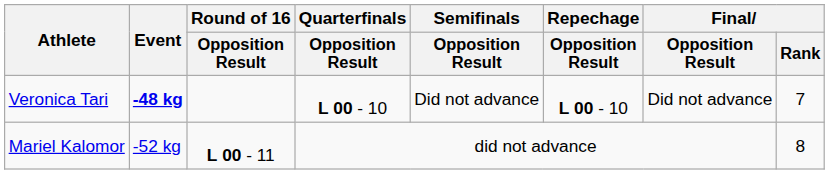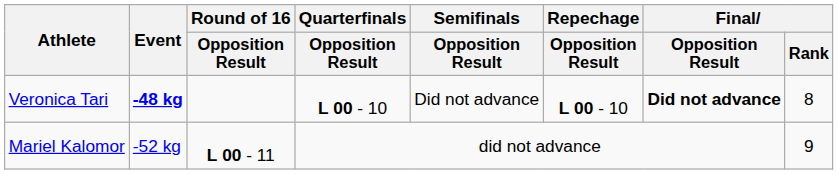(710, 99) normal -> (714, 99) bold
(800, 99) 7 -> (809, 99) 8
(800, 146) 8 -> (809, 146) 9
